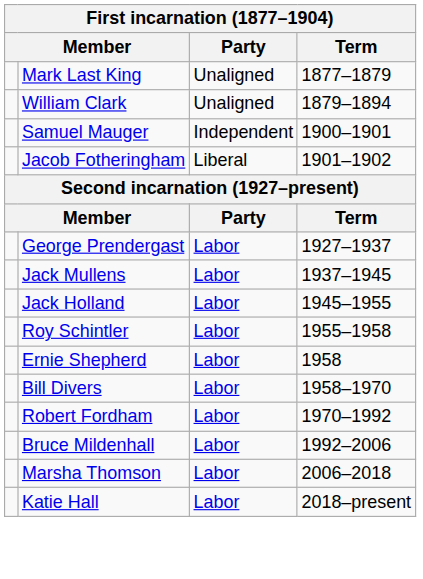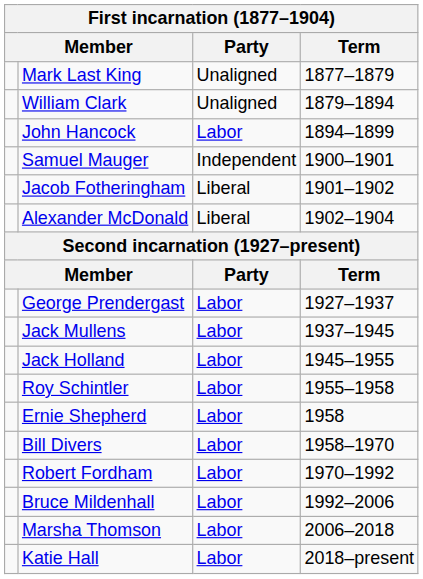+ row: (79, 132)
+ row: (105, 217)
